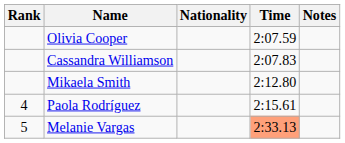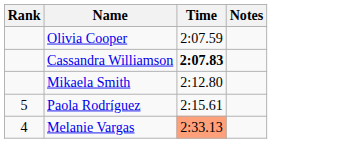- column: (213, 15)
(275, 60) normal -> (202, 60) bold
(24, 104) 4 -> (24, 104) 5
(24, 127) 5 -> (24, 127) 4
